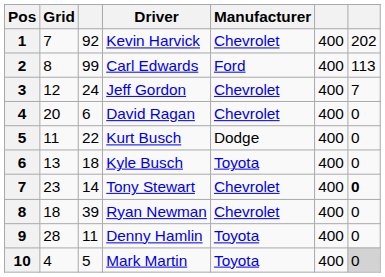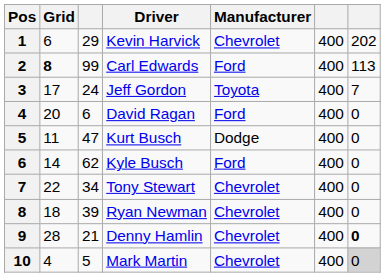(48, 41) 7 -> (48, 41) 6
(91, 41) 92 -> (91, 41) 29
(48, 65) normal -> (48, 65) bold
(52, 90) 12 -> (52, 90) 17
(247, 90) Chevrolet -> (237, 90) Toyota
(247, 114) Chevrolet -> (230, 114) Ford
(91, 138) 22 -> (91, 138) 47
(52, 163) 13 -> (52, 163) 14
(91, 163) 18 -> (91, 163) 62
(237, 163) Toyota -> (230, 163) Ford
(52, 187) 23 -> (52, 187) 22
(91, 187) 14 -> (91, 187) 34
(355, 187) bold -> (355, 187) normal
(90, 236) 11 -> (91, 236) 21
(237, 236) Toyota -> (247, 236) Chevrolet
(355, 236) normal -> (355, 236) bold
(237, 260) Toyota -> (247, 260) Chevrolet
